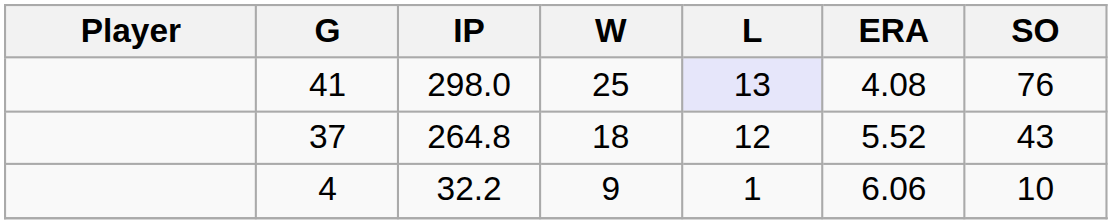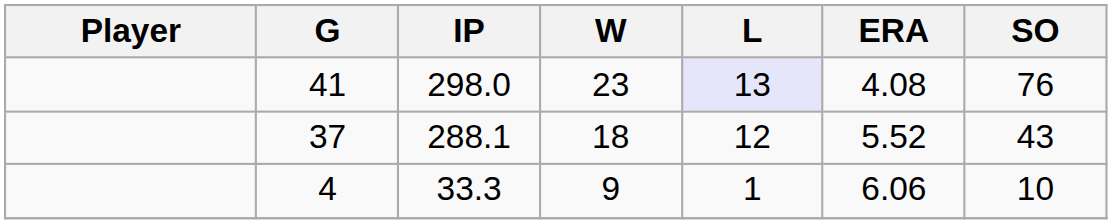(611, 84) 25 -> (611, 84) 23
(469, 137) 264.8 -> (469, 137) 288.1
(469, 190) 32.2 -> (469, 190) 33.3
